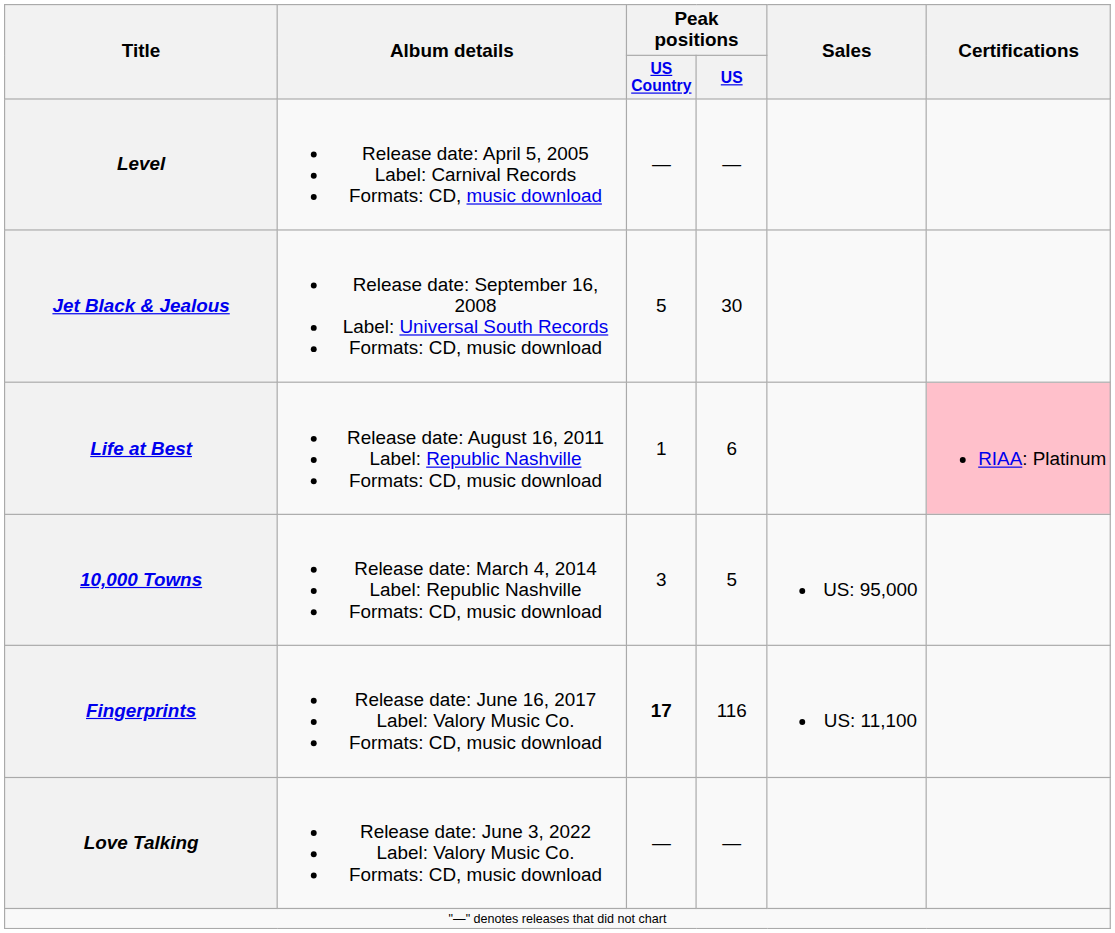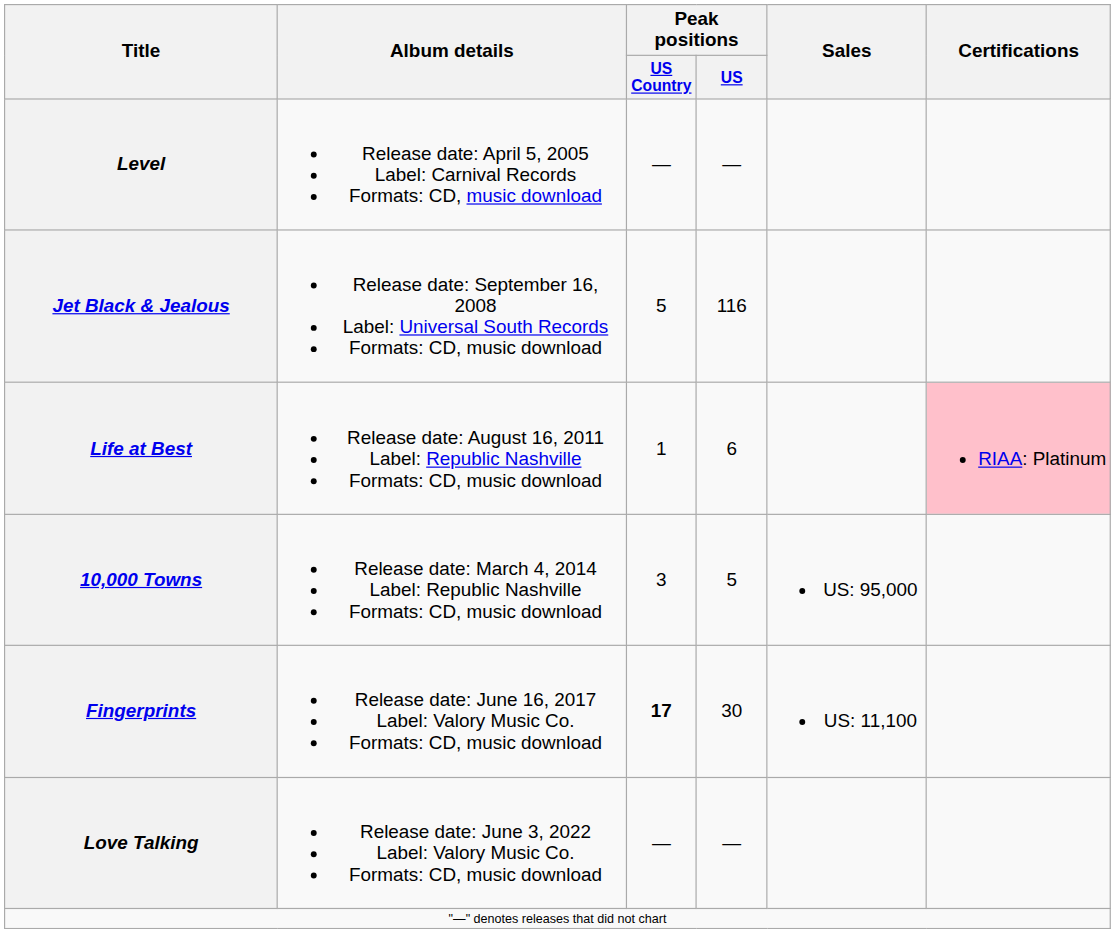(732, 306) 30 -> (732, 306) 116
(732, 711) 116 -> (732, 711) 30
